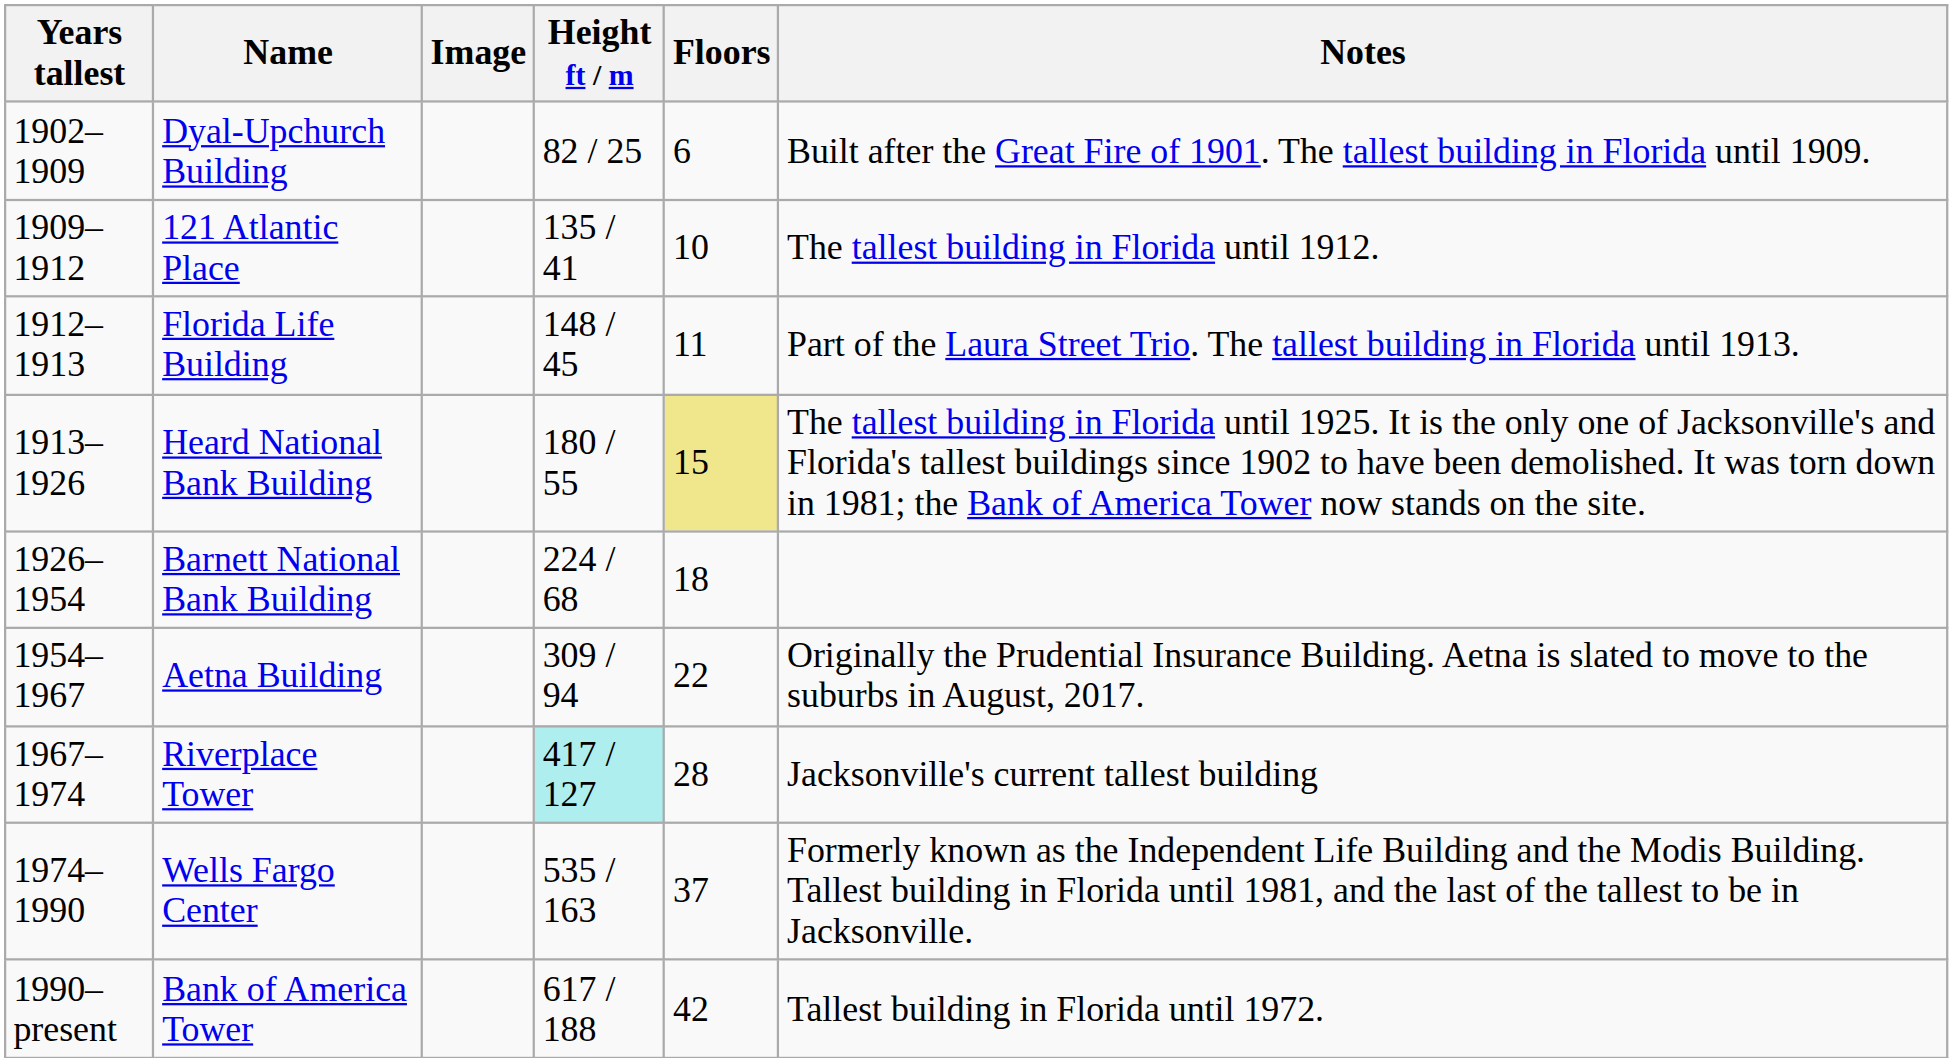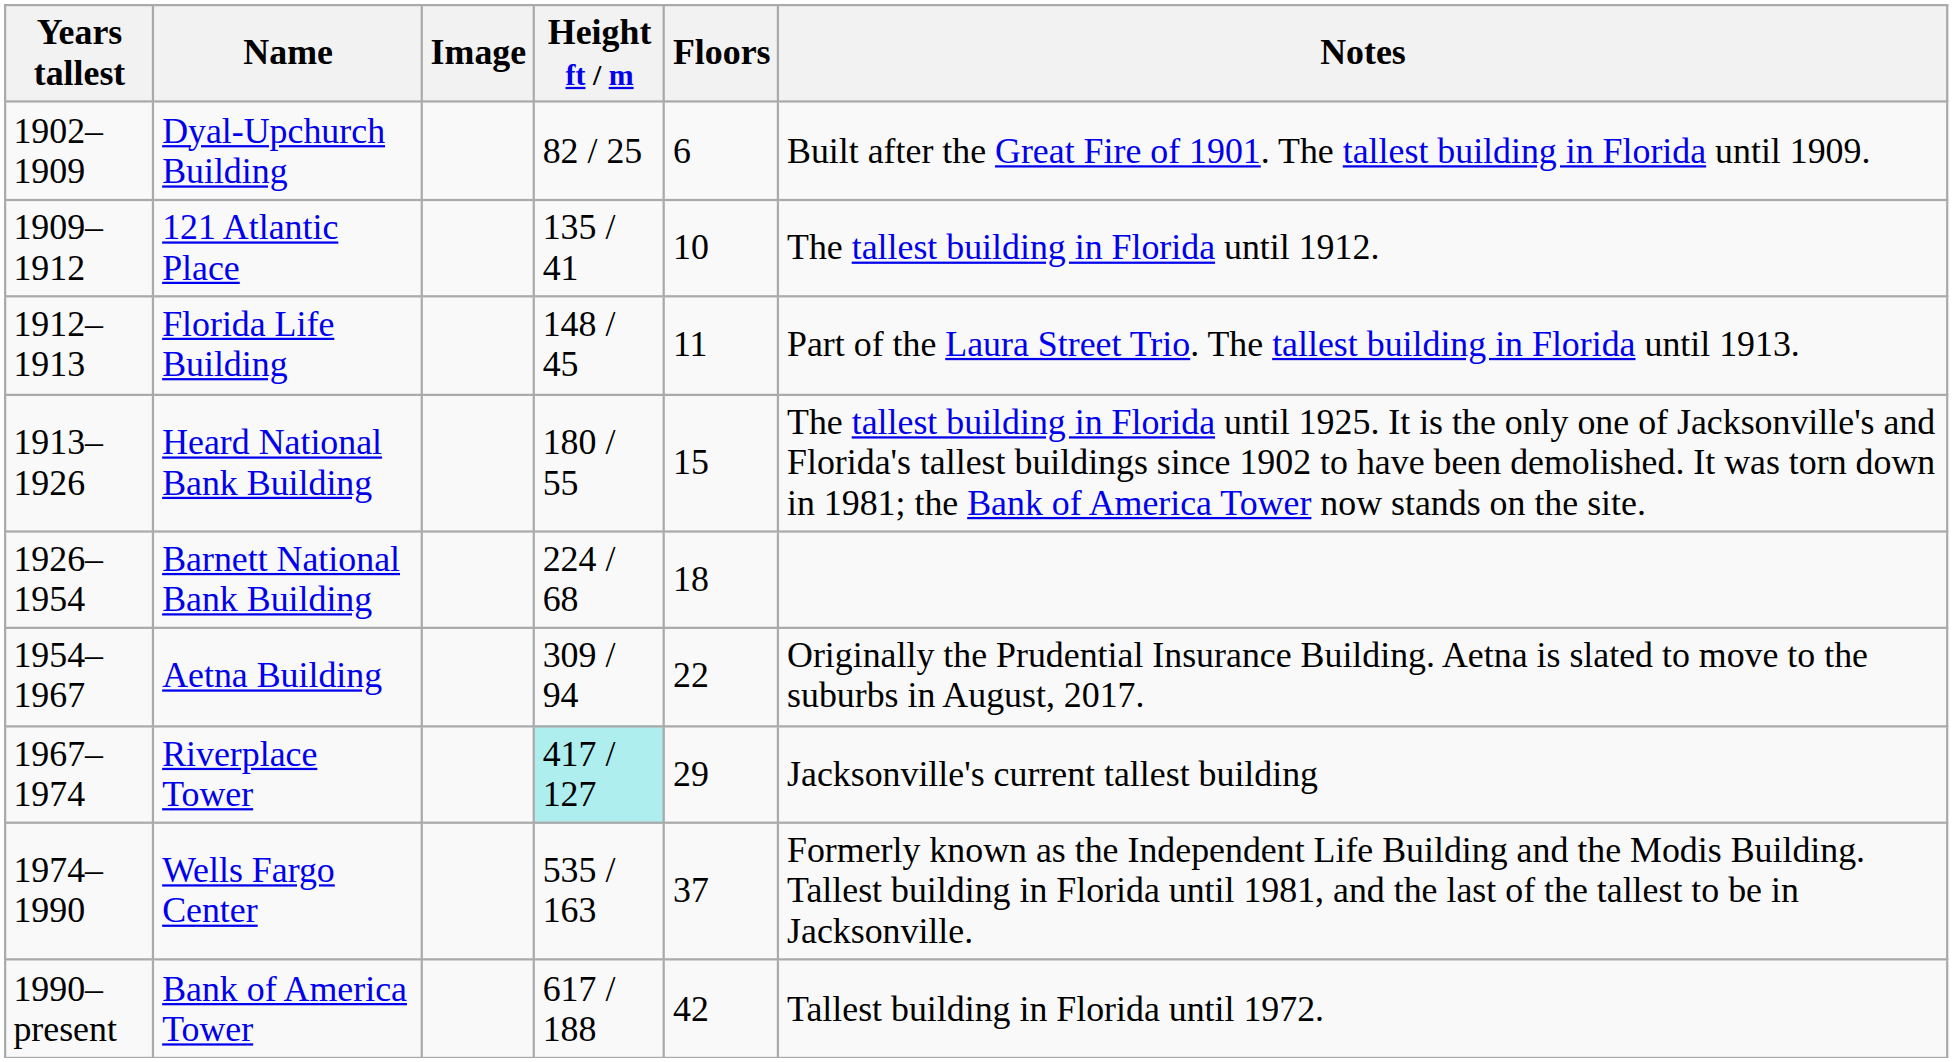(691, 461) khaki background -> (691, 461) no background
(691, 773) 28 -> (691, 773) 29
